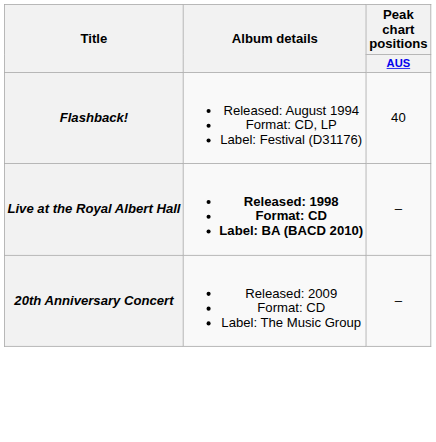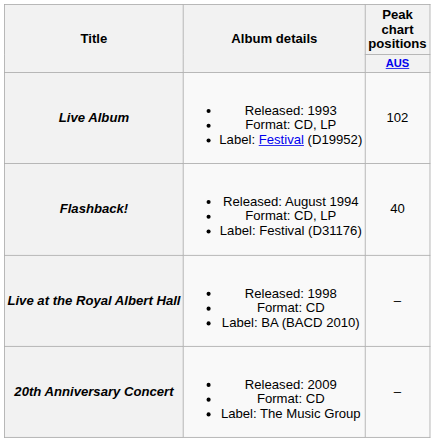+ row: (94, 118)
(275, 217) bold -> (274, 308) normal
